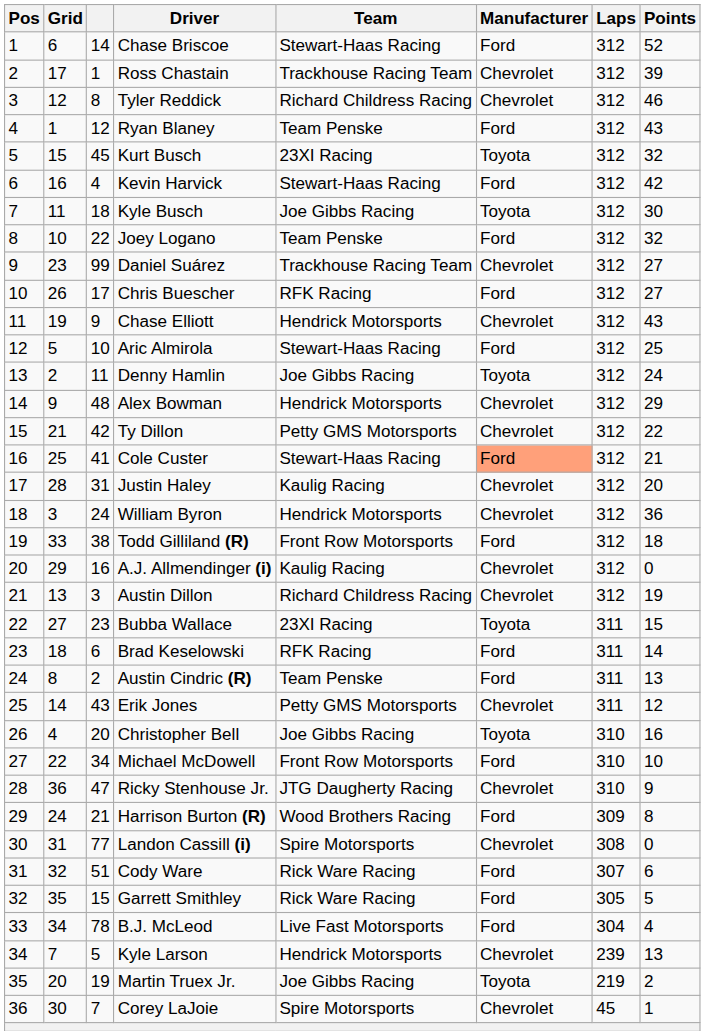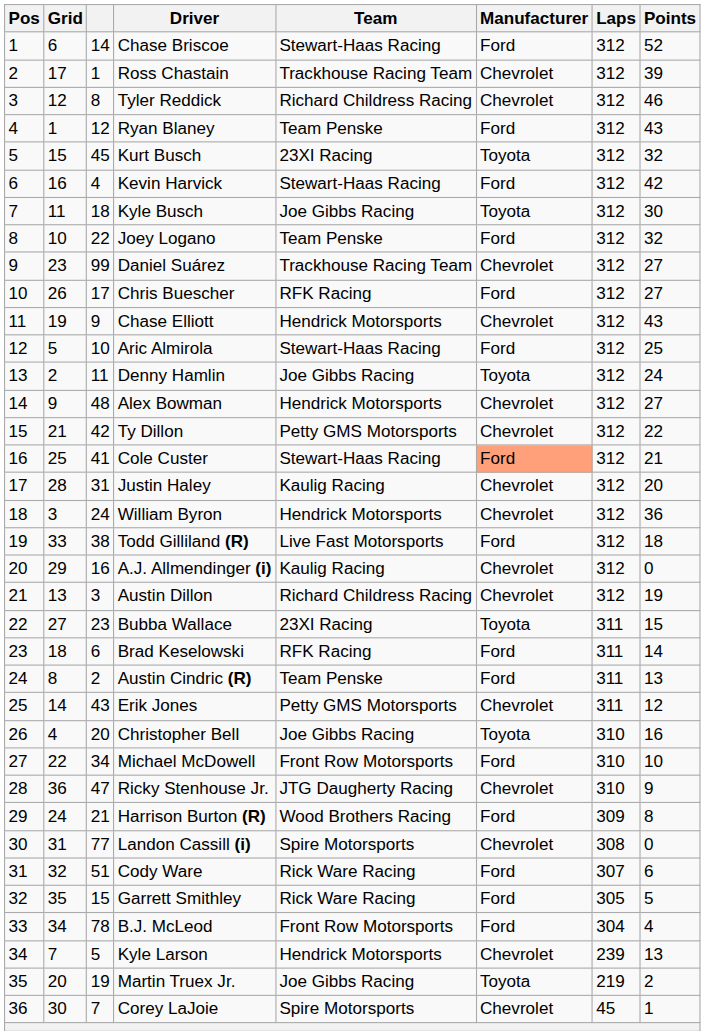(653, 403) 29 -> (653, 403) 27
(366, 540) Front Row Motorsports -> (362, 540) Live Fast Motorsports
(362, 926) Live Fast Motorsports -> (366, 926) Front Row Motorsports
